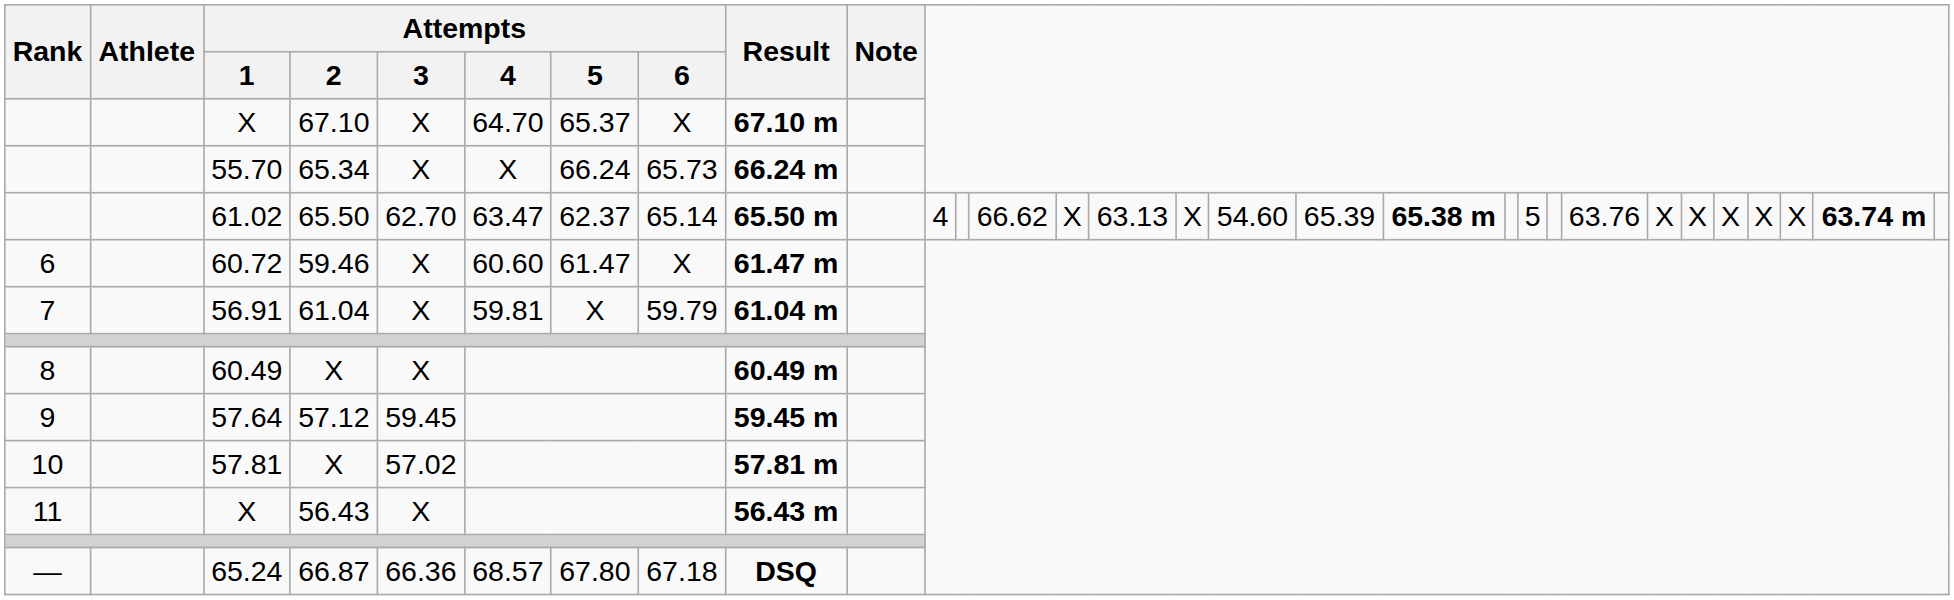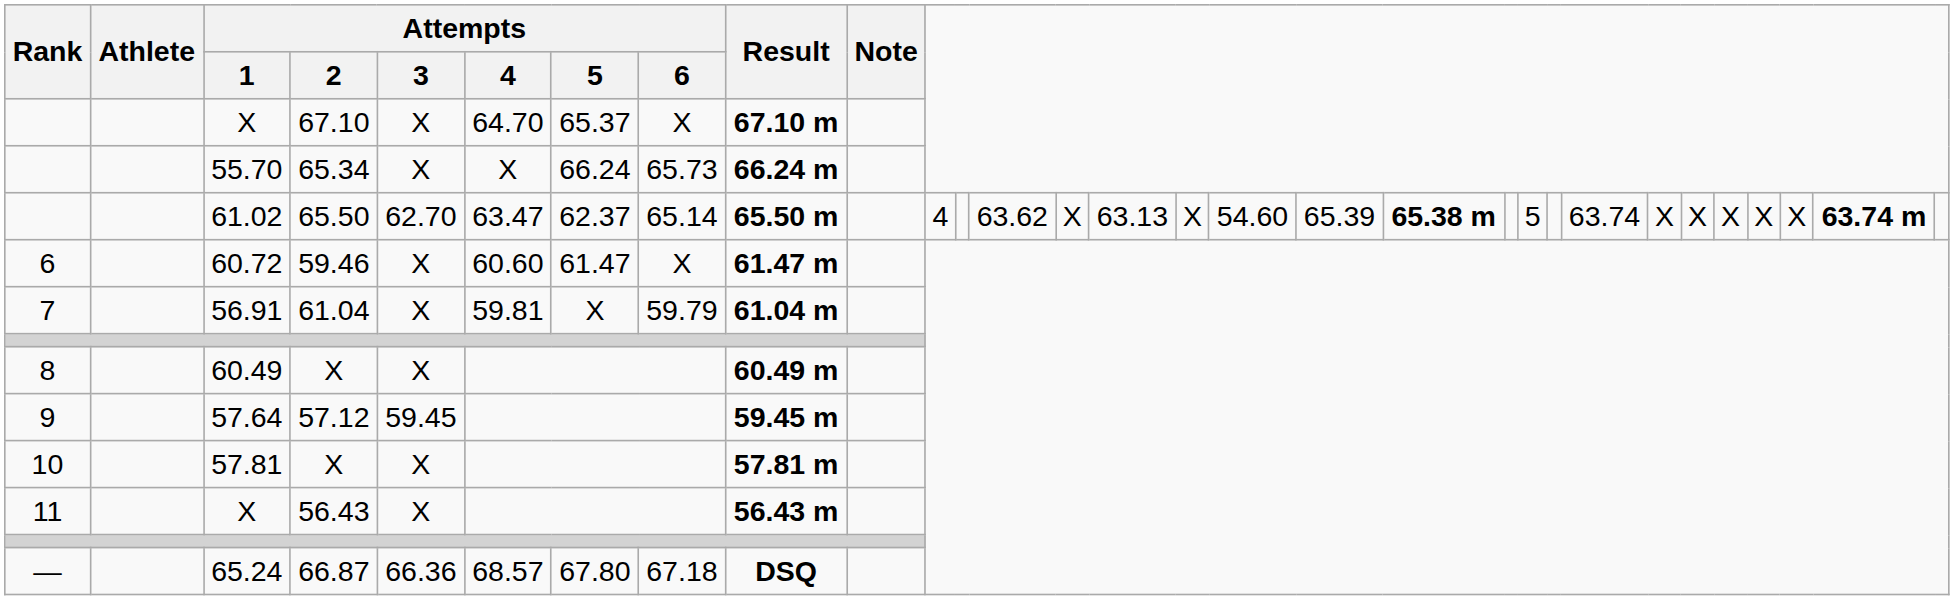(1012, 215) 66.62 -> (1012, 215) 63.62
(1604, 215) 63.76 -> (1604, 215) 63.74
(421, 463) 57.02 -> (421, 463) X
